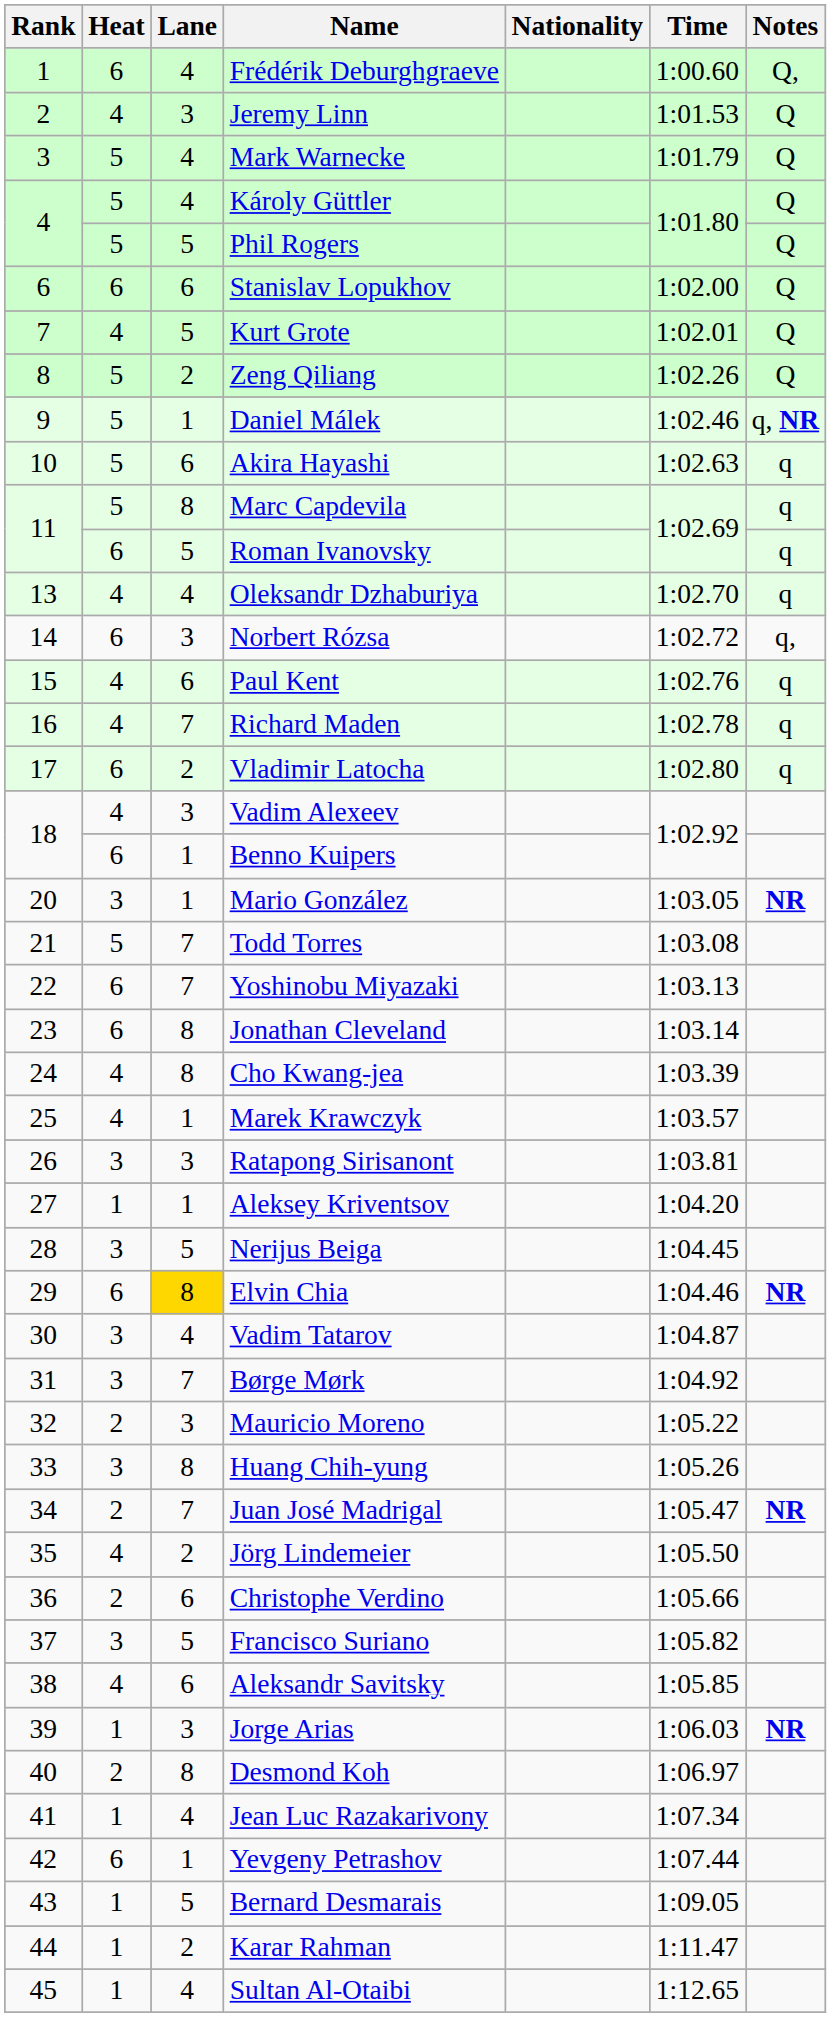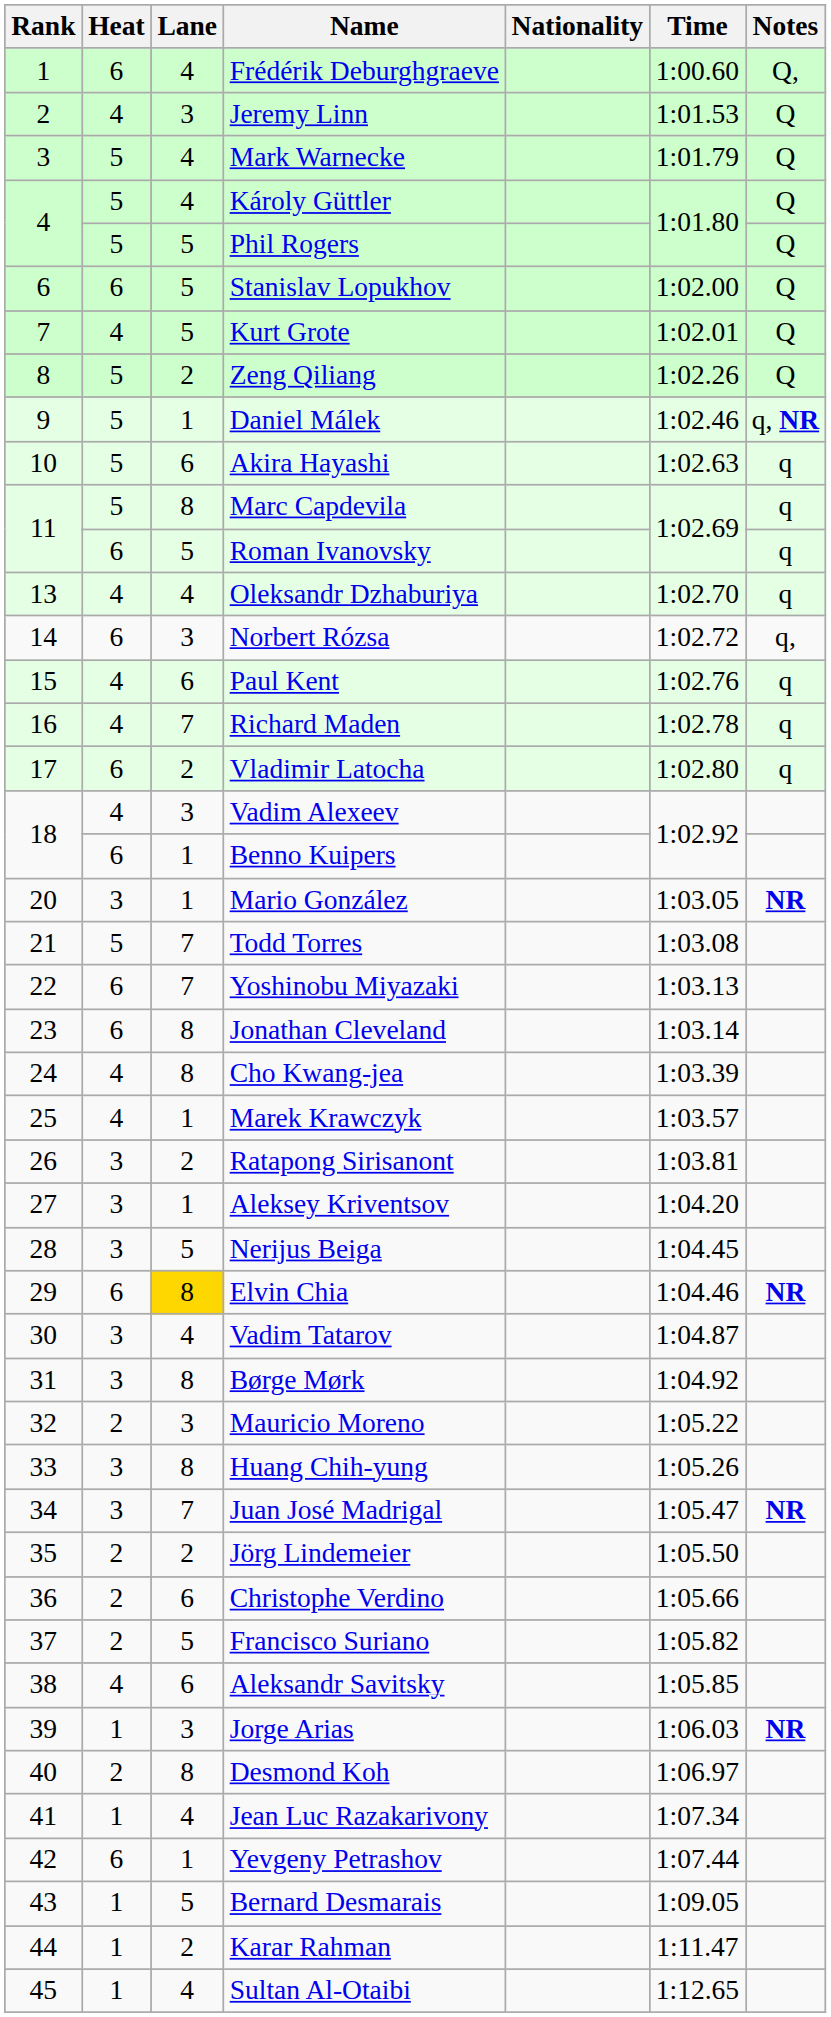(187, 288) 6 -> (187, 288) 5
(187, 1161) 3 -> (187, 1161) 2
(116, 1204) 1 -> (116, 1204) 3
(187, 1379) 7 -> (187, 1379) 8
(116, 1510) 2 -> (116, 1510) 3
(116, 1553) 4 -> (116, 1553) 2
(116, 1641) 3 -> (116, 1641) 2
